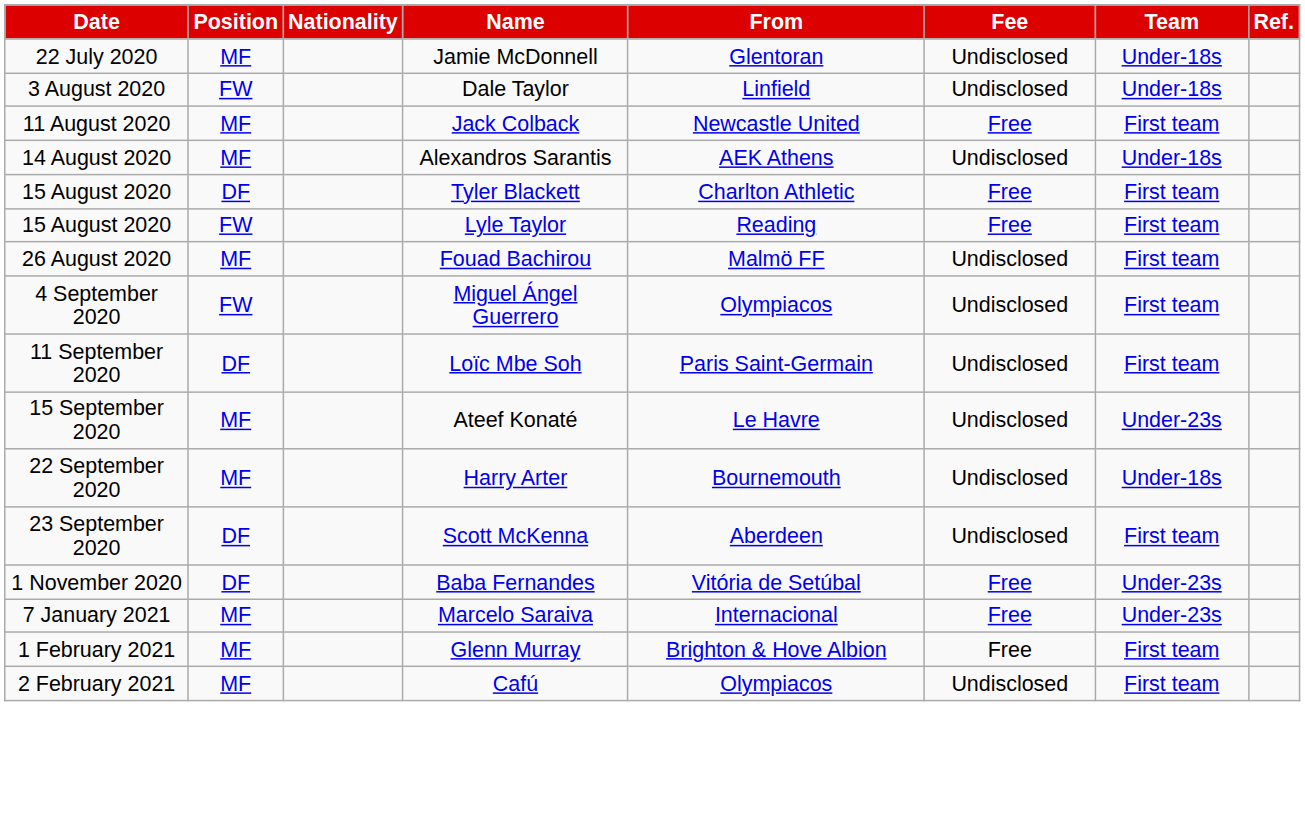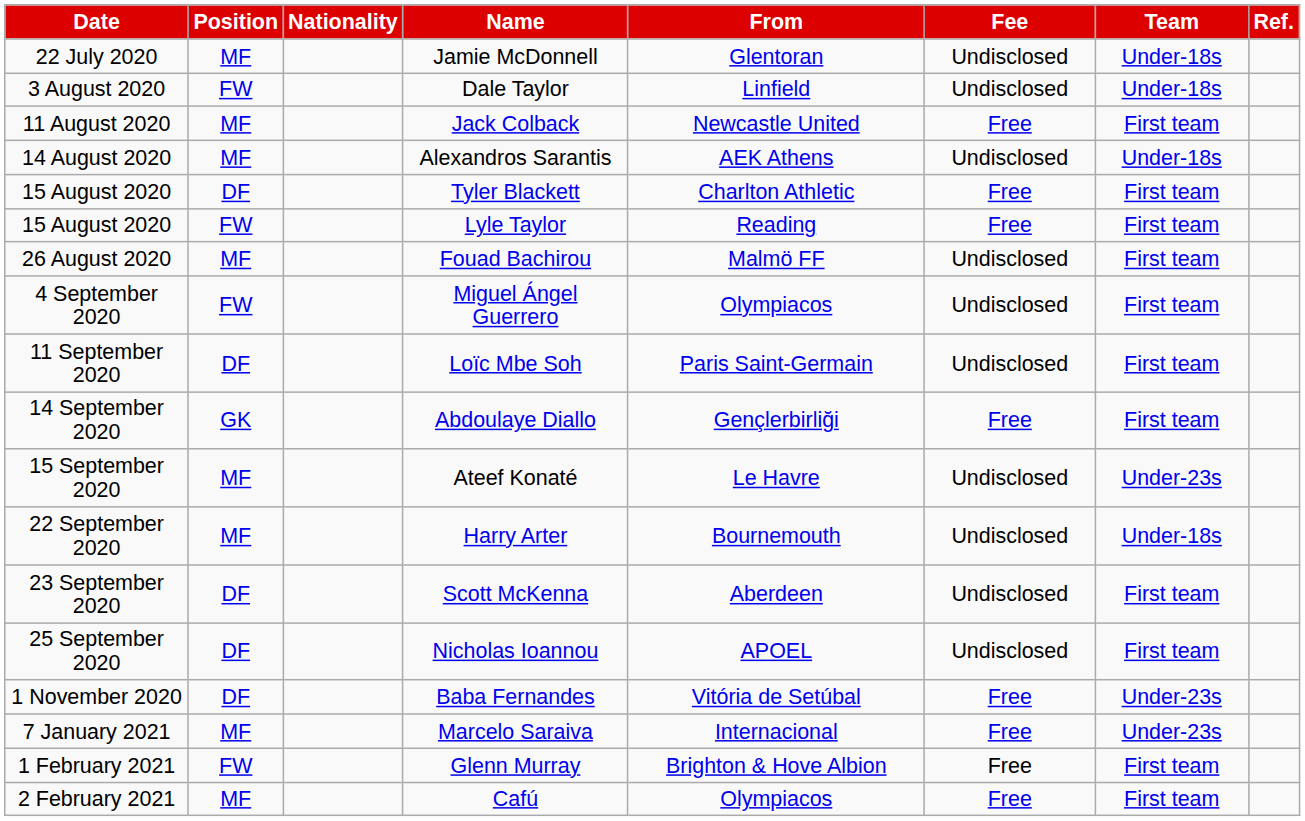+ row: (515, 421)
+ row: (515, 652)
(236, 650) MF -> (236, 765) FW
(1010, 684) Undisclosed -> (1010, 799) Free
